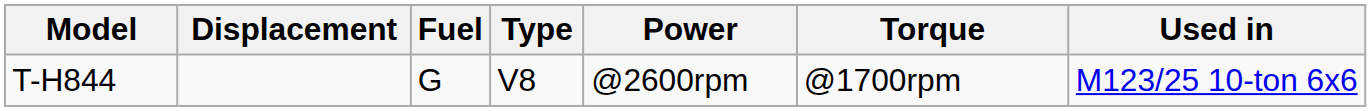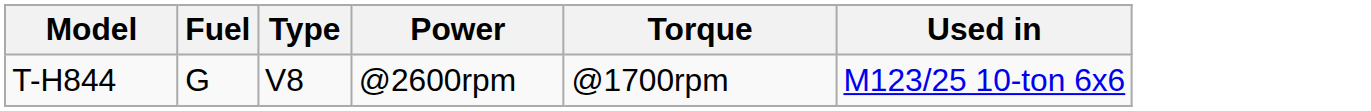- column: (294, 29)
